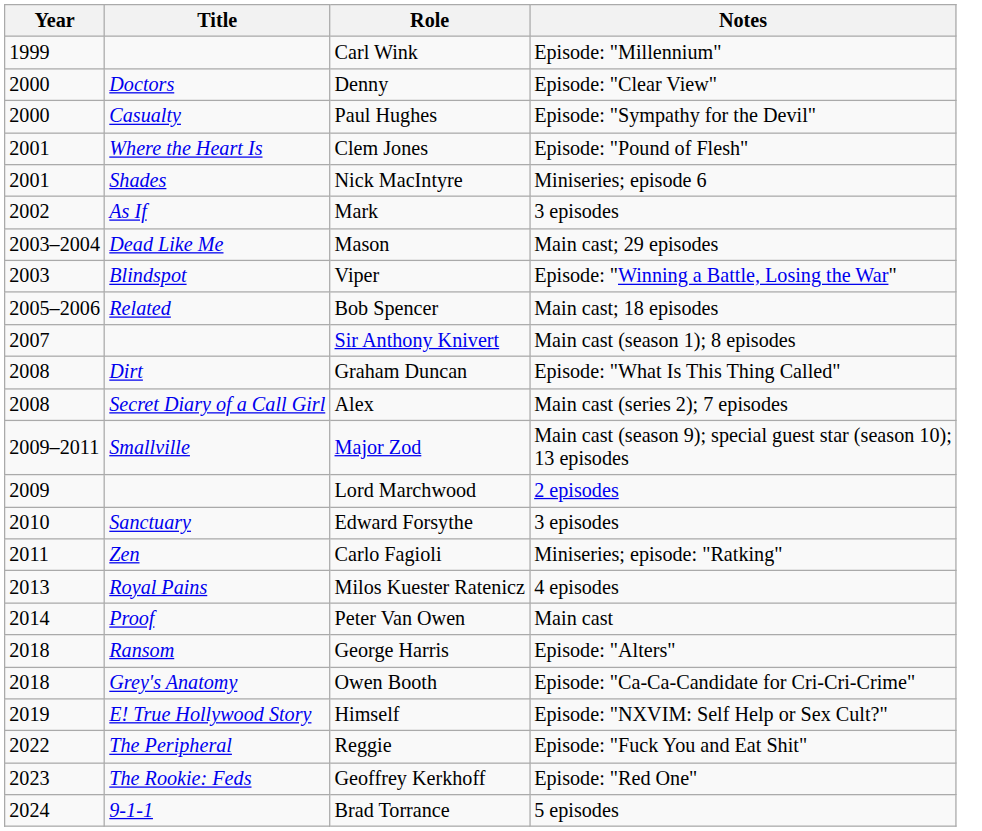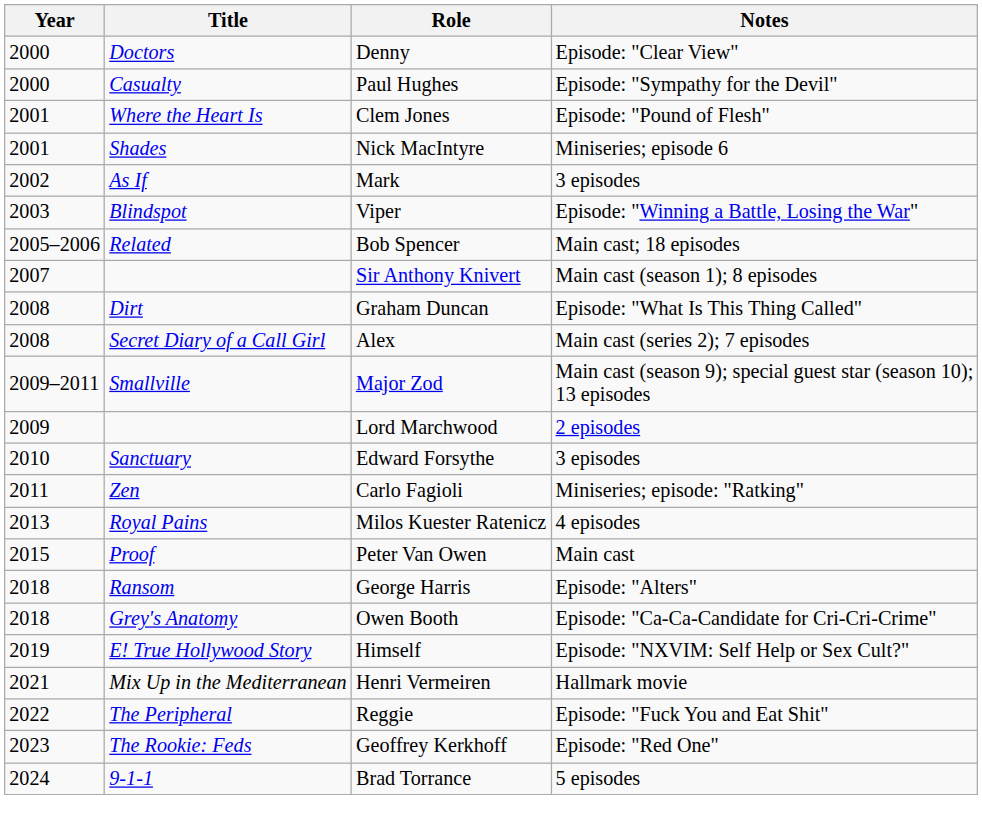- row: (376, 52)
- row: (362, 244)
(29, 618) 2014 -> (29, 554) 2015
+ row: (423, 682)
